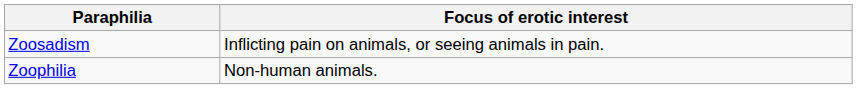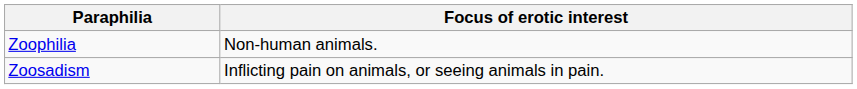rows swapped: (42, 70) <-> (49, 44)
